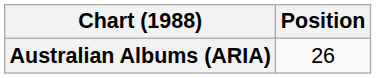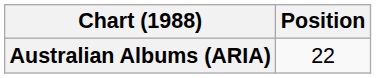(323, 55) 26 -> (323, 55) 22
